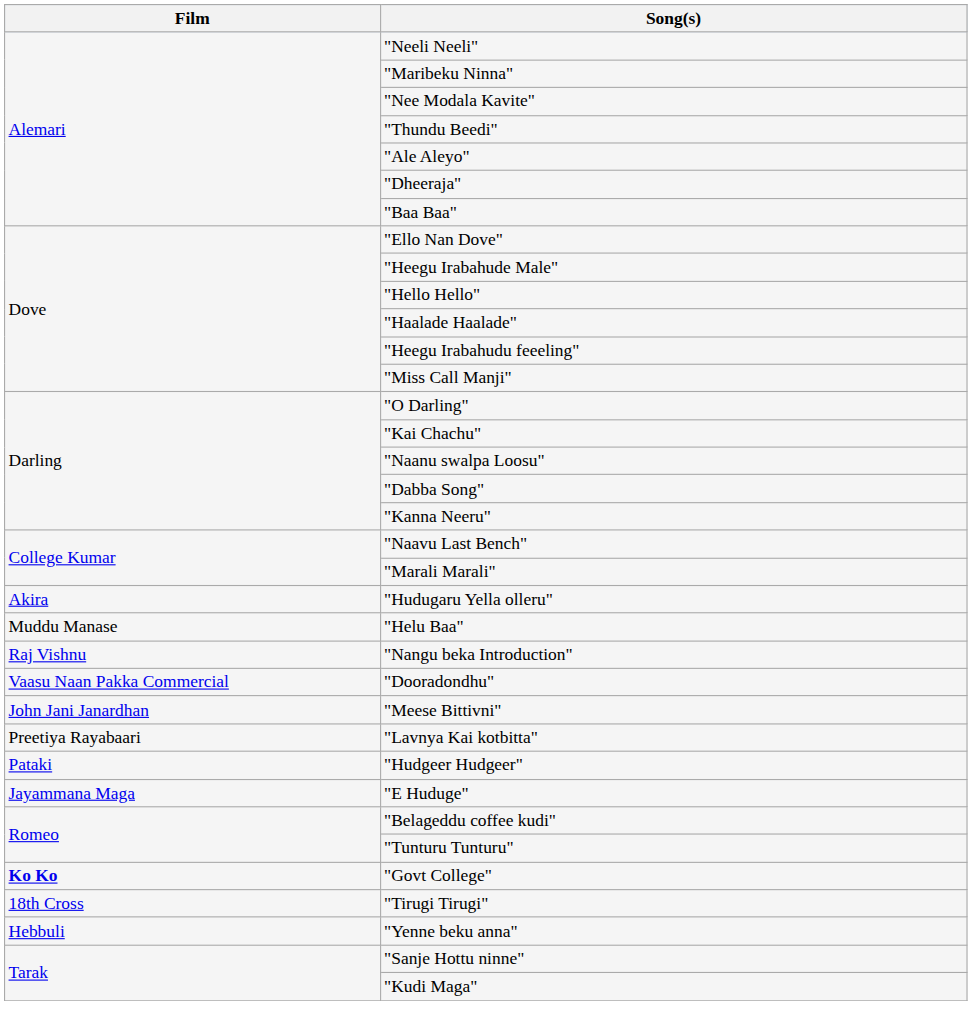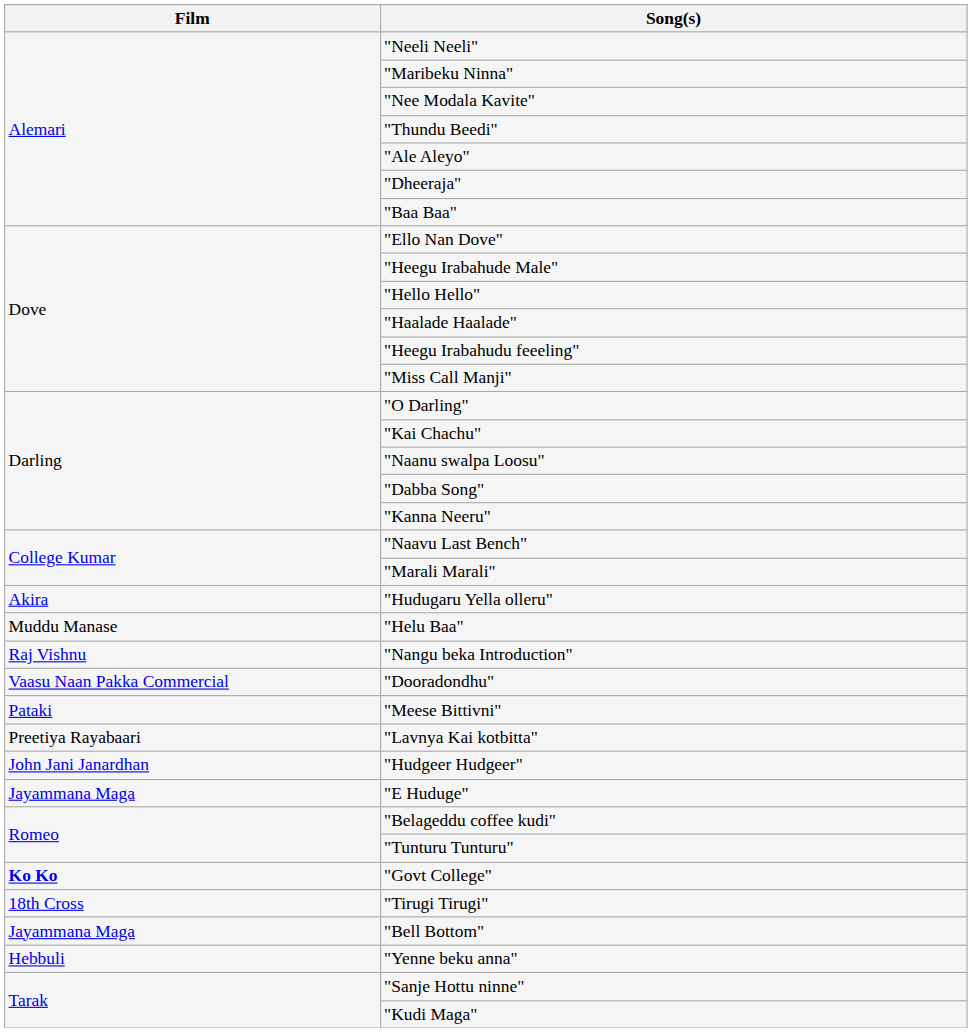(79, 709) John Jani Janardhan -> (30, 709) Pataki
(30, 765) Pataki -> (79, 765) John Jani Janardhan
+ row: (434, 931)
